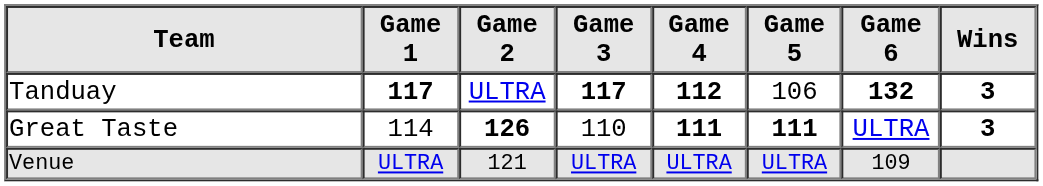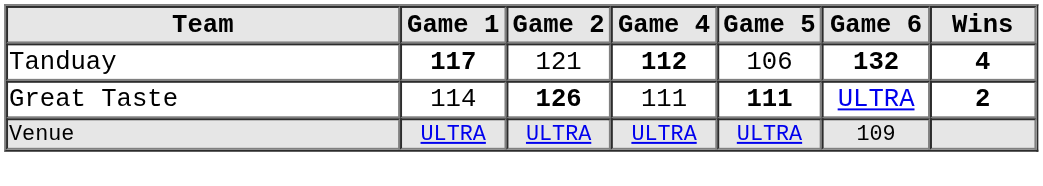- column: (604, 39)
(507, 92) ULTRA -> (559, 62) 121
(988, 92) 3 -> (983, 62) 4
(699, 129) bold -> (664, 100) normal
(988, 129) 3 -> (983, 100) 2
(507, 164) 121 -> (559, 134) ULTRA
